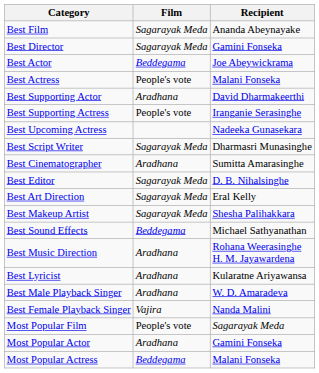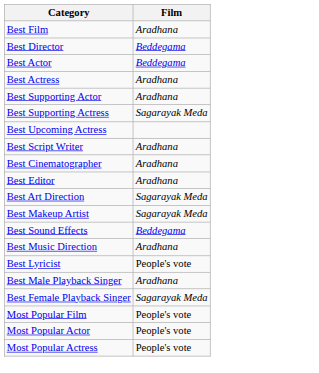- column: (262, 12)
(172, 29) Sagarayak Meda -> (157, 29) Aradhana
(172, 46) Sagarayak Meda -> (161, 46) Beddegama
(163, 79) People's vote -> (157, 79) Aradhana
(163, 113) People's vote -> (172, 113) Sagarayak Meda
(172, 146) Sagarayak Meda -> (157, 146) Aradhana
(172, 180) Sagarayak Meda -> (157, 180) Aradhana
(157, 275) Aradhana -> (163, 264) People's vote
(149, 309) Vajira -> (172, 297) Sagarayak Meda
(157, 342) Aradhana -> (163, 331) People's vote
(161, 359) Beddegama -> (163, 347) People's vote
